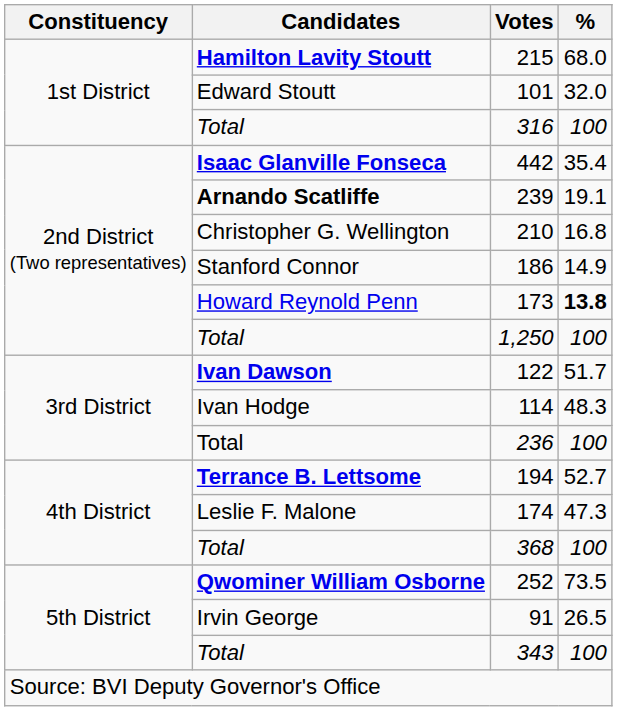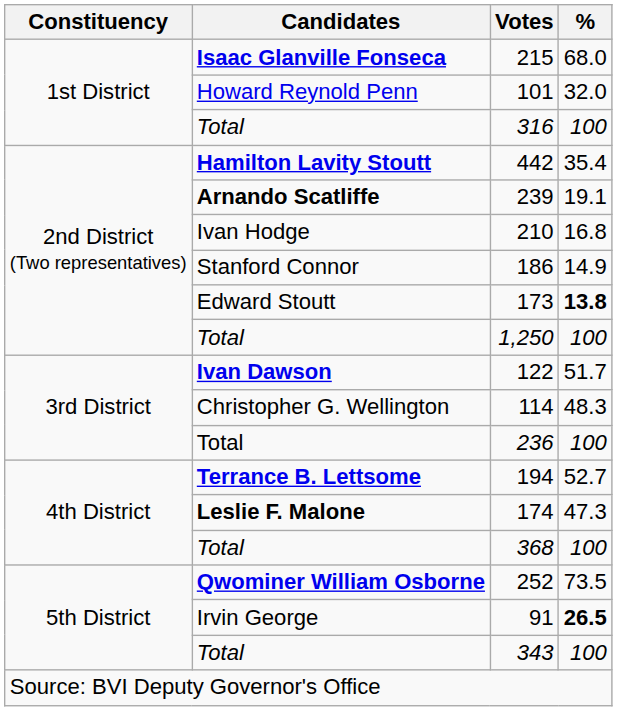(314, 57) Hamilton Lavity Stoutt -> (321, 57) Isaac Glanville Fonseca
(266, 92) Edward Stoutt -> (307, 92) Howard Reynold Penn
(321, 162) Isaac Glanville Fonseca -> (314, 162) Hamilton Lavity Stoutt
(323, 232) Christopher G. Wellington -> (253, 232) Ivan Hodge
(307, 302) Howard Reynold Penn -> (266, 302) Edward Stoutt
(253, 407) Ivan Hodge -> (323, 407) Christopher G. Wellington
(277, 512) normal -> (281, 512) bold
(585, 617) normal -> (585, 617) bold
